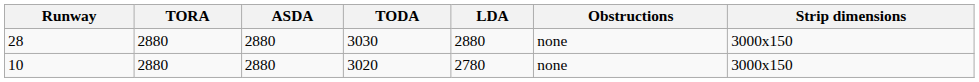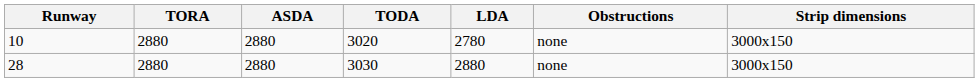rows swapped: (16, 65) <-> (16, 41)
